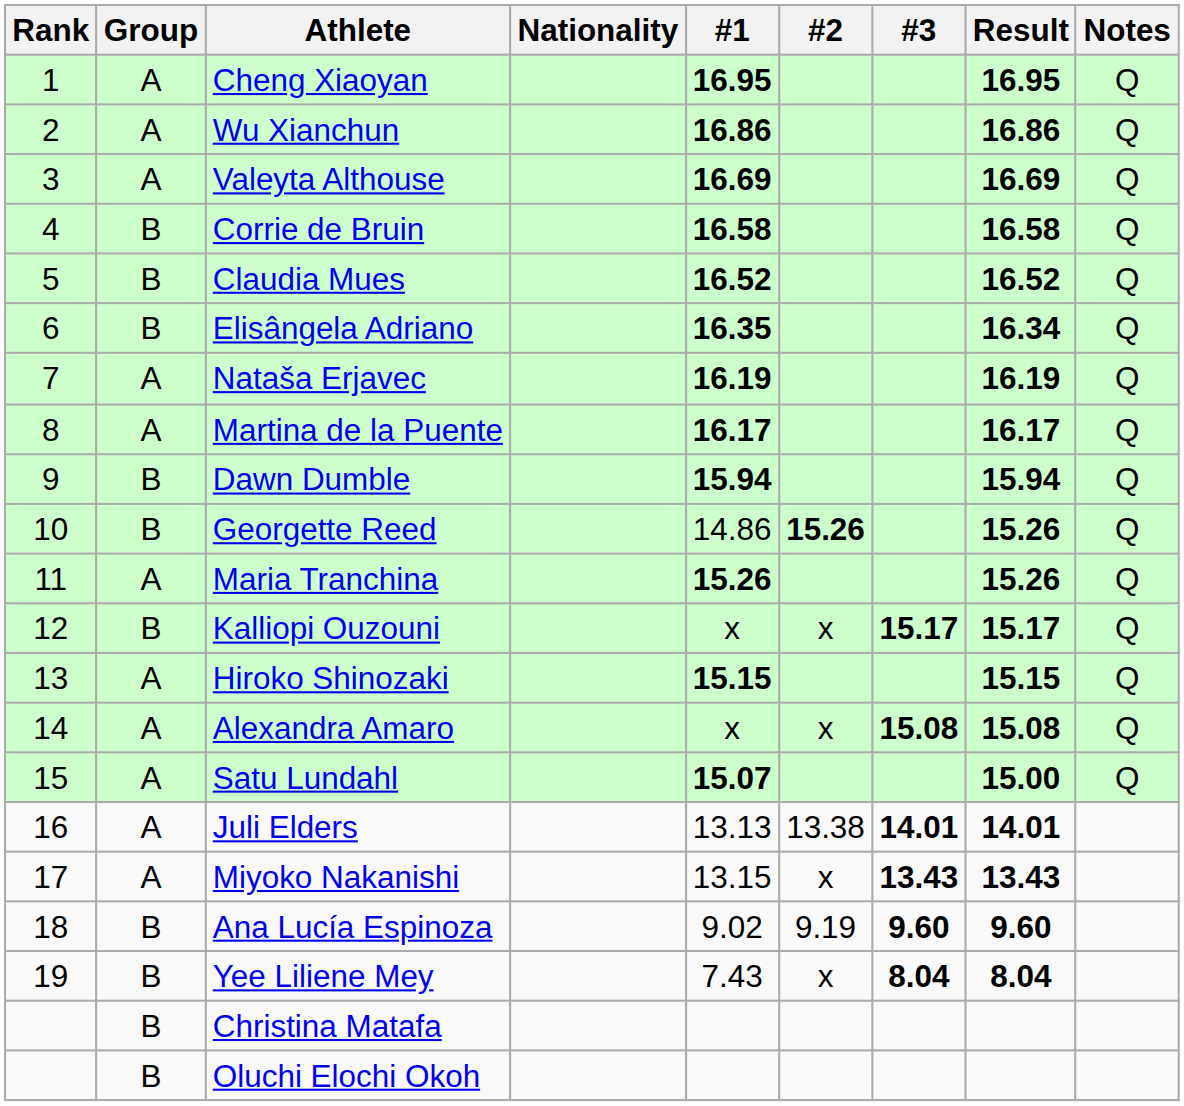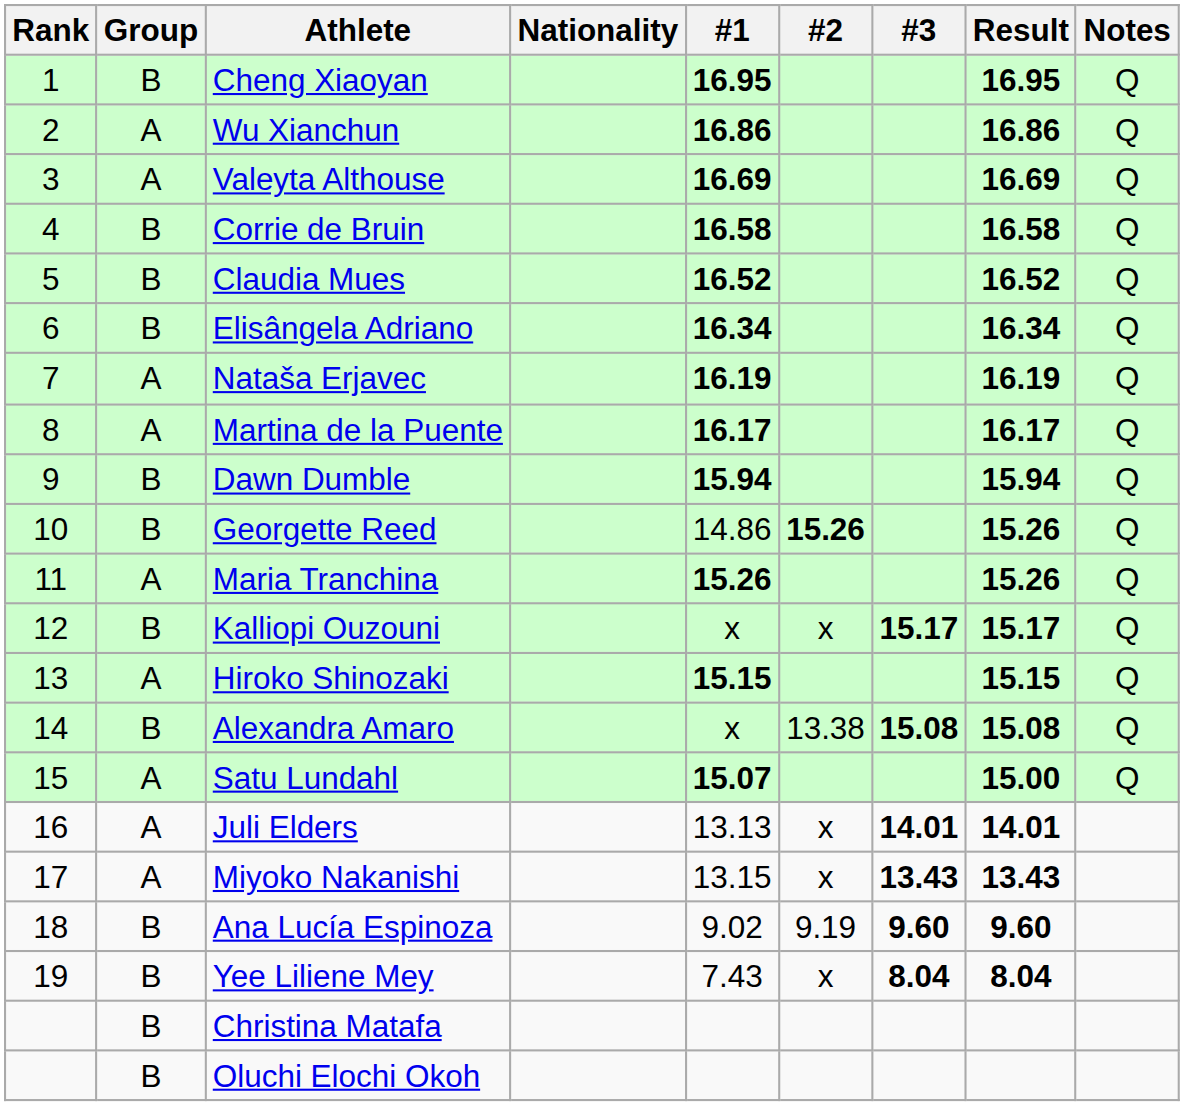(151, 80) A -> (151, 80) B
(732, 329) 16.35 -> (732, 329) 16.34
(151, 727) A -> (151, 727) B
(825, 727) x -> (826, 727) 13.38
(826, 827) 13.38 -> (825, 827) x
